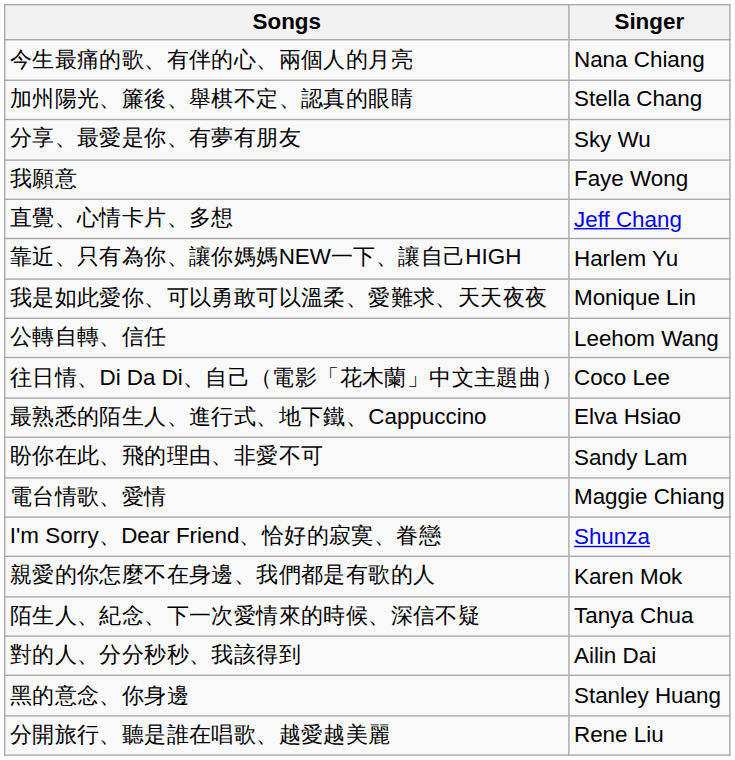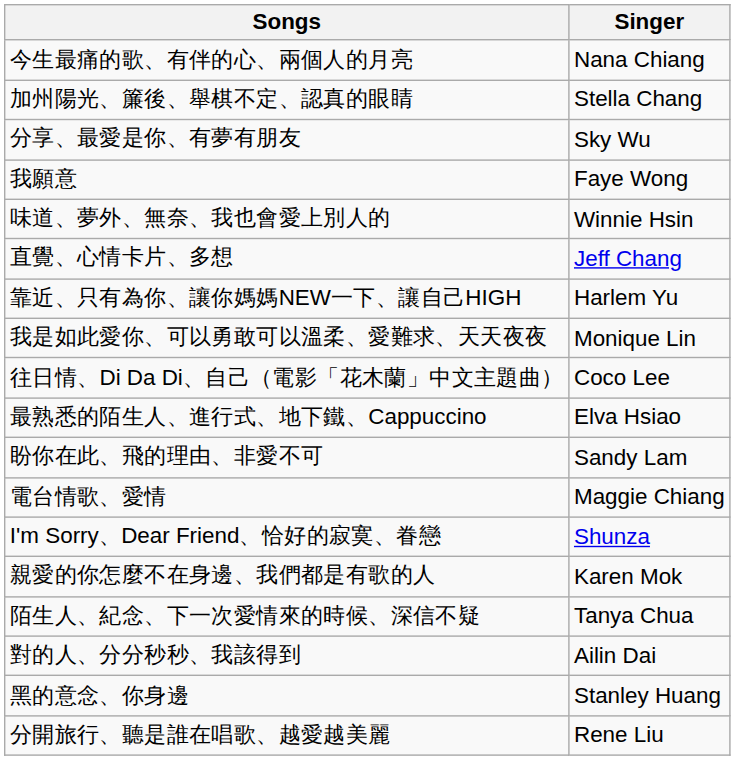+ row: (200, 218)
- row: (88, 337)
